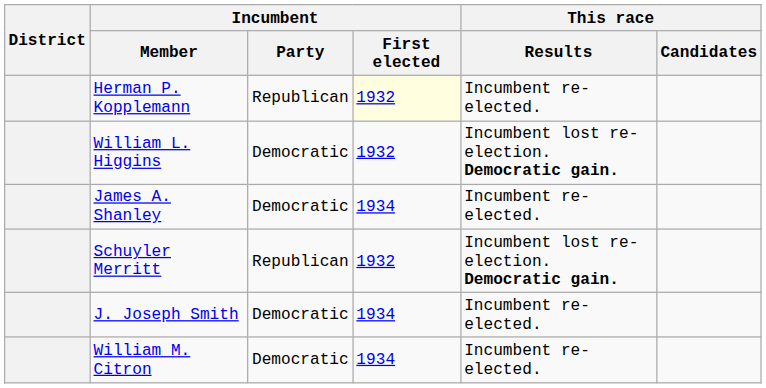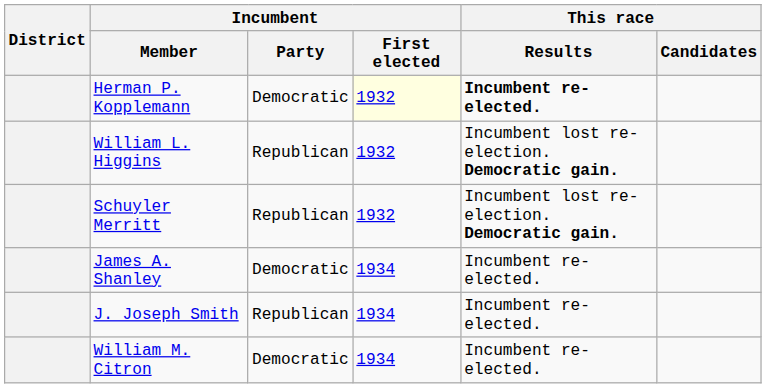(300, 98) Republican -> (300, 98) Democratic
(527, 98) normal -> (527, 98) bold
(300, 152) Democratic -> (300, 152) Republican
rows swapped: (132, 207) <-> (132, 261)
(300, 315) Democratic -> (300, 315) Republican
